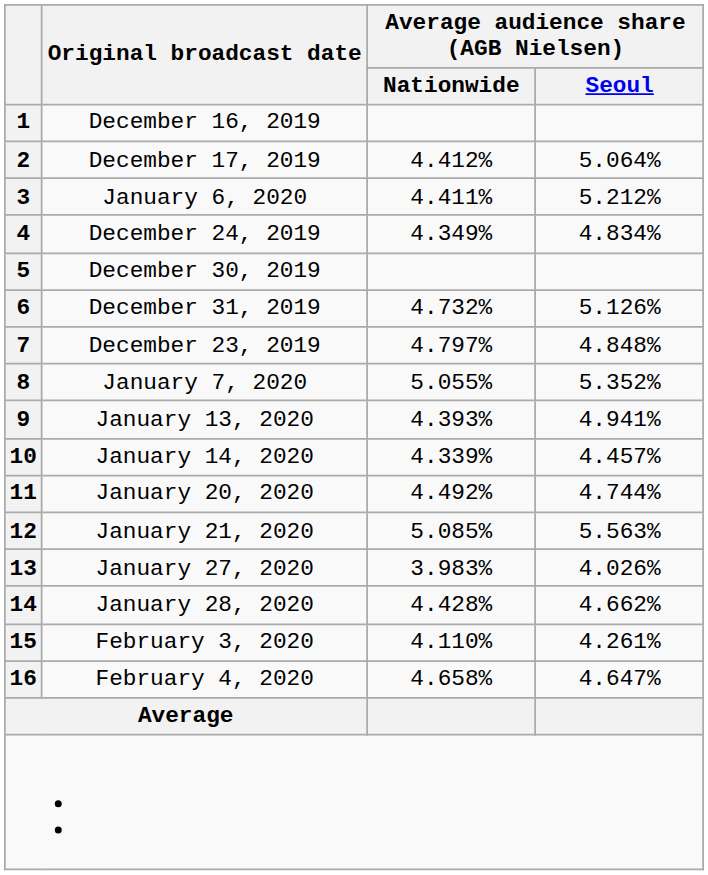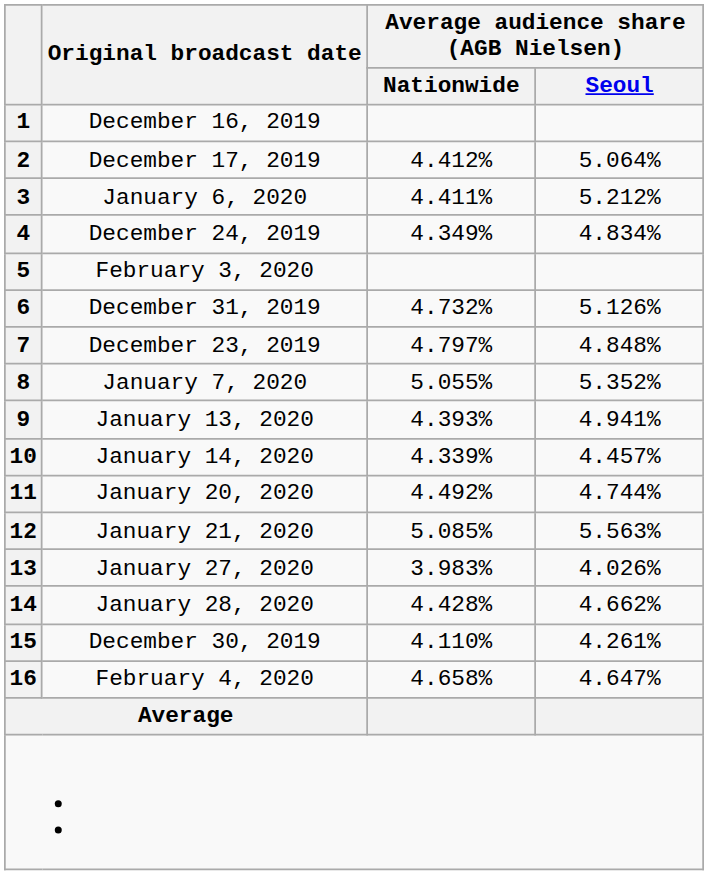(205, 271) December 30, 2019 -> (205, 271) February 3, 2020
(205, 642) February 3, 2020 -> (205, 642) December 30, 2019
